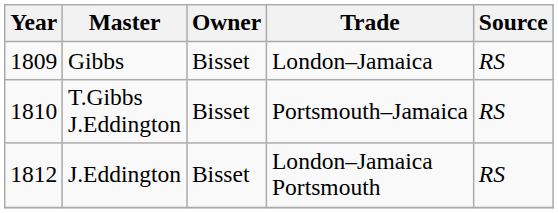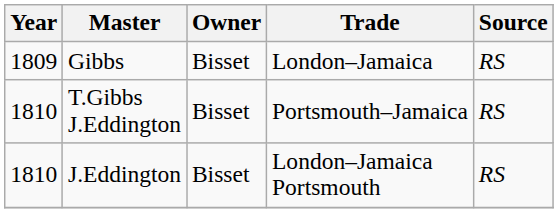(34, 174) 1812 -> (34, 174) 1810
